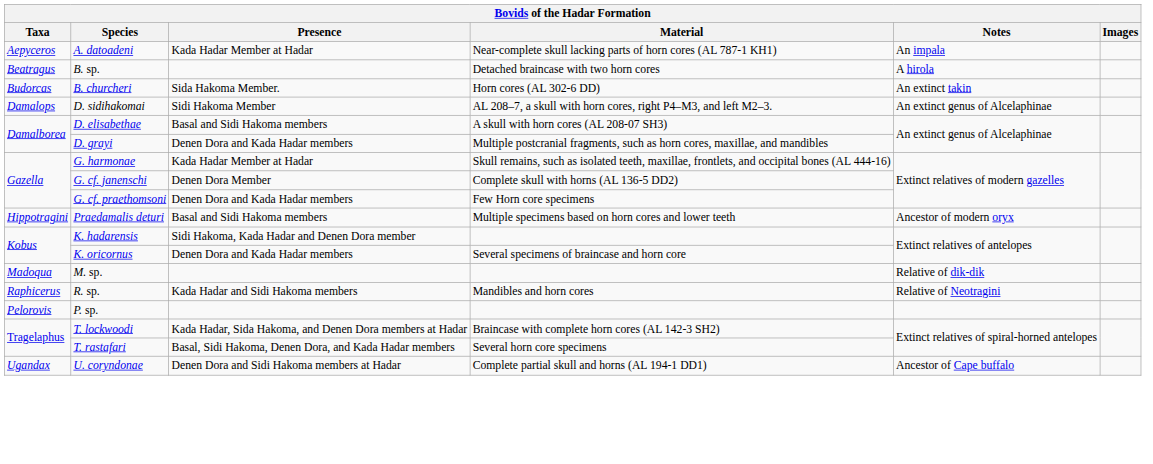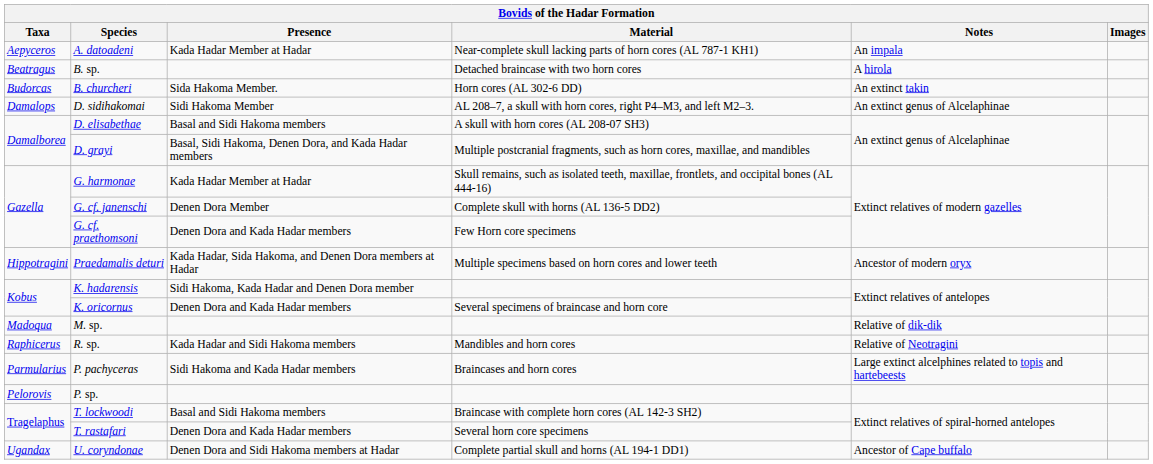(262, 143) Denen Dora and Kada Hadar members -> (288, 149) Basal, Sidi Hakoma, Denen Dora, and Kada Hadar members
(249, 217) Basal and Sidi Hakoma members -> (302, 263) Kada Hadar, Sida Hakoma, and Denen Dora members at Hadar
+ row: (106, 369)
(319, 328) Kada Hadar, Sida Hakoma, and Denen Dora members at Hadar -> (248, 412) Basal and Sidi Hakoma members
(313, 347) Basal, Sidi Hakoma, Denen Dora, and Kada Hadar members -> (260, 431) Denen Dora and Kada Hadar members
